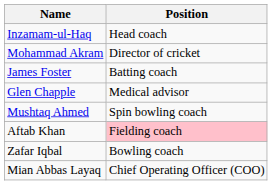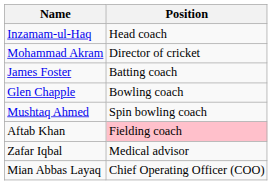(149, 92) Medical advisor -> (146, 92) Bowling coach
(146, 151) Bowling coach -> (149, 151) Medical advisor
